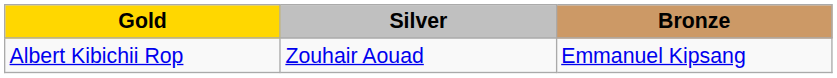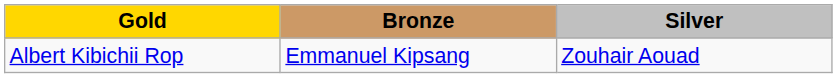columns swapped: (418, 21) <-> (694, 21)
